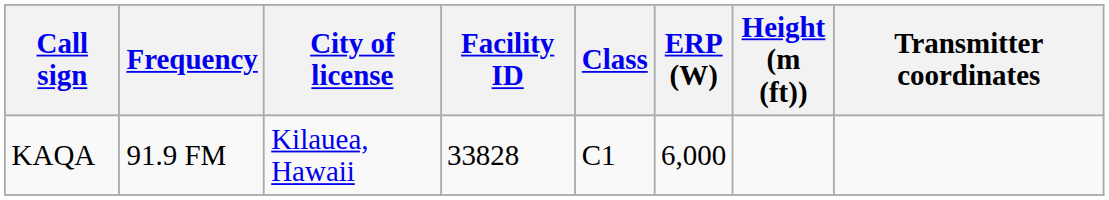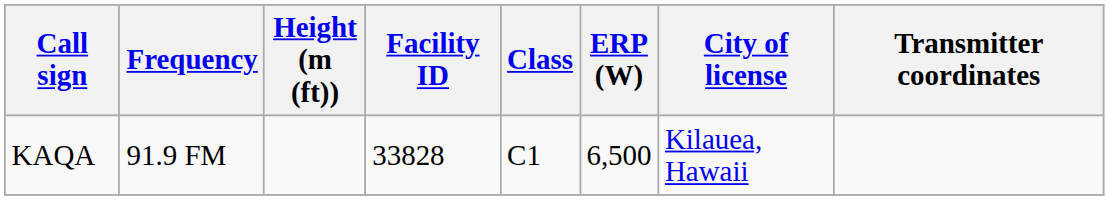columns swapped: (352, 60) <-> (783, 60)
(694, 154) 6,000 -> (619, 154) 6,500
